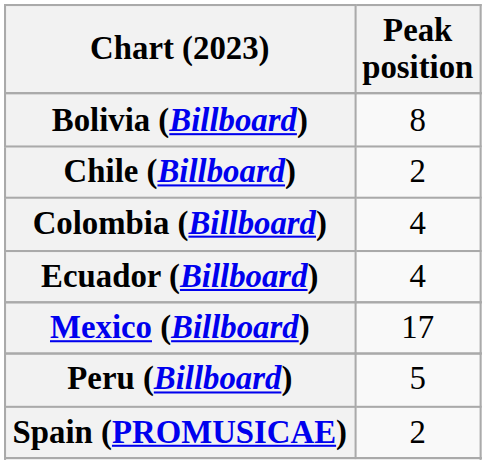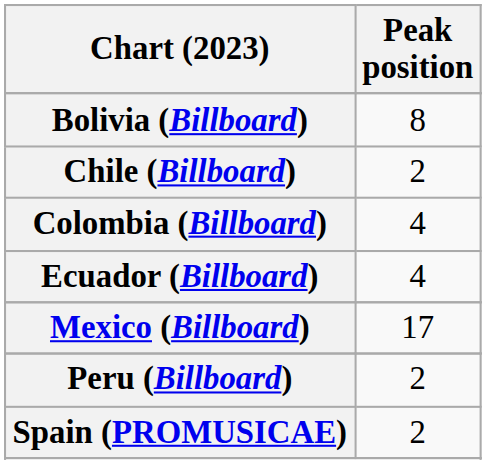(418, 379) 5 -> (418, 379) 2
